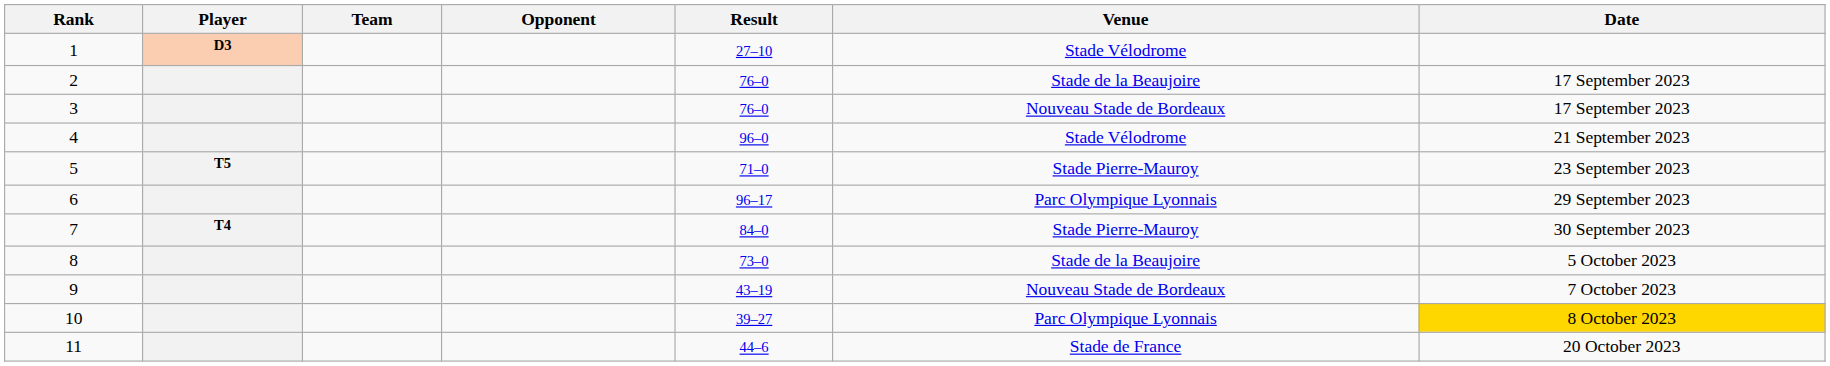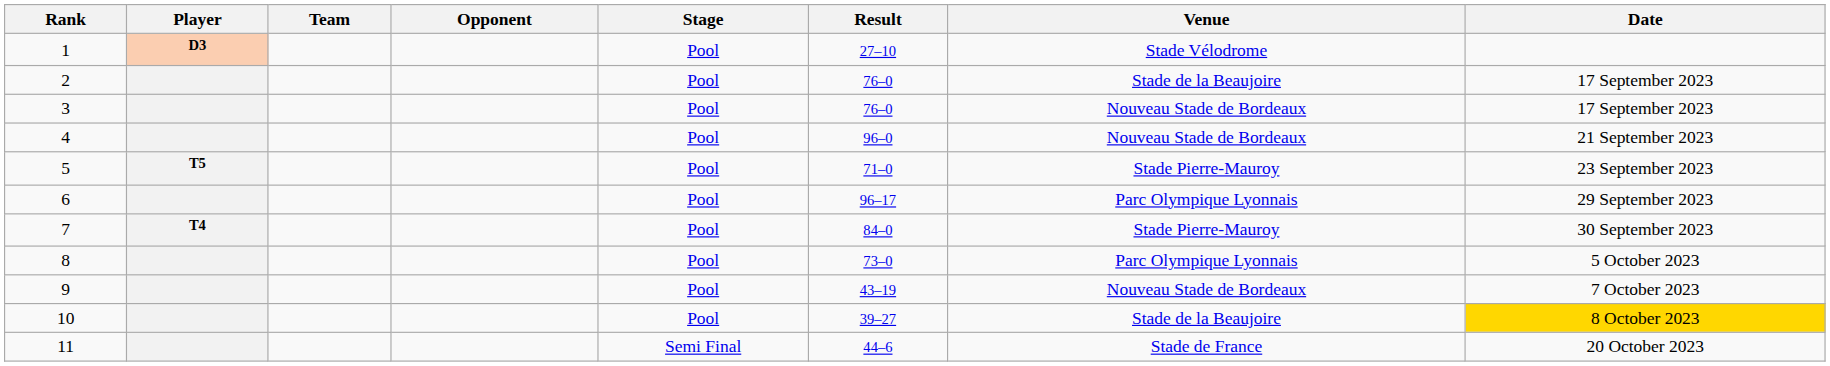+ column: (703, 19)
(1126, 137) Stade Vélodrome -> (1206, 137) Nouveau Stade de Bordeaux
(1126, 260) Stade de la Beaujoire -> (1206, 260) Parc Olympique Lyonnais
(1126, 317) Parc Olympique Lyonnais -> (1206, 317) Stade de la Beaujoire
